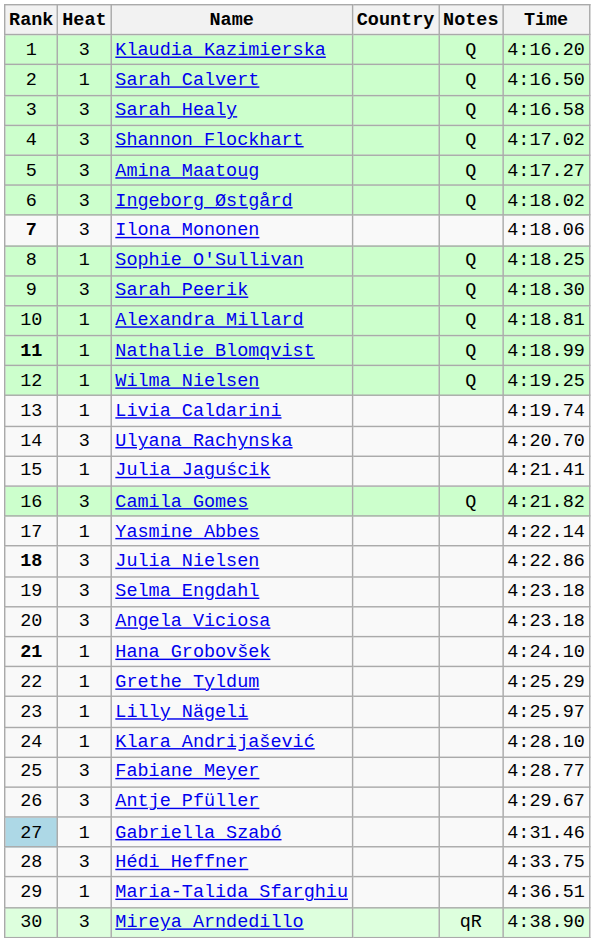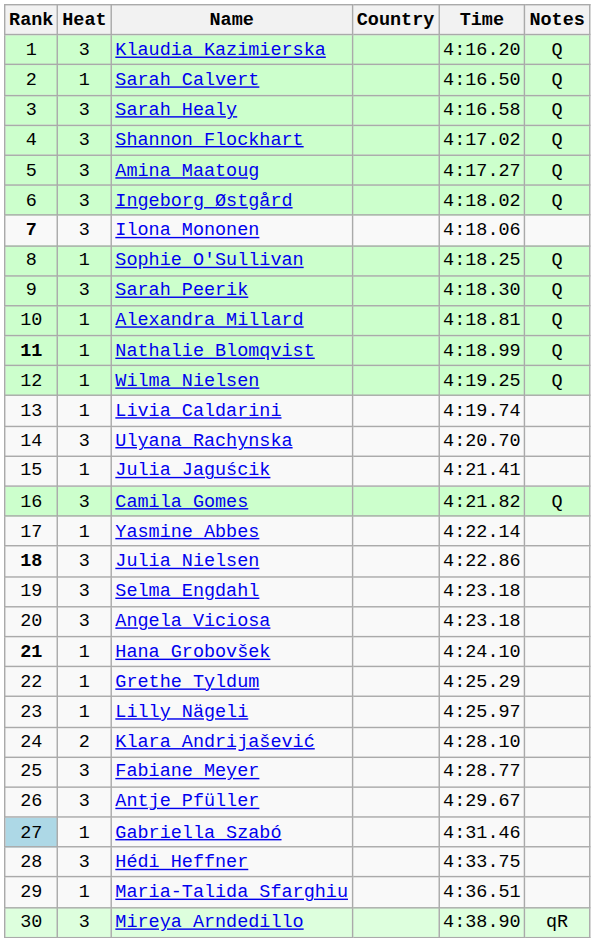columns swapped: (546, 20) <-> (471, 20)
(84, 742) 1 -> (84, 742) 2
